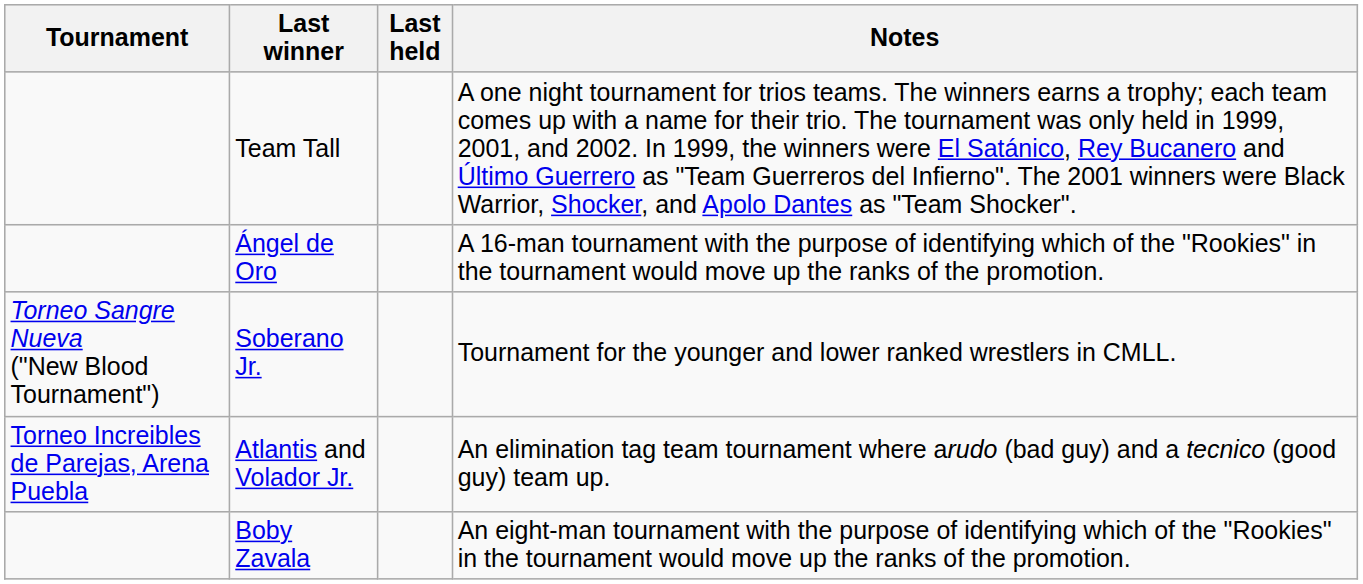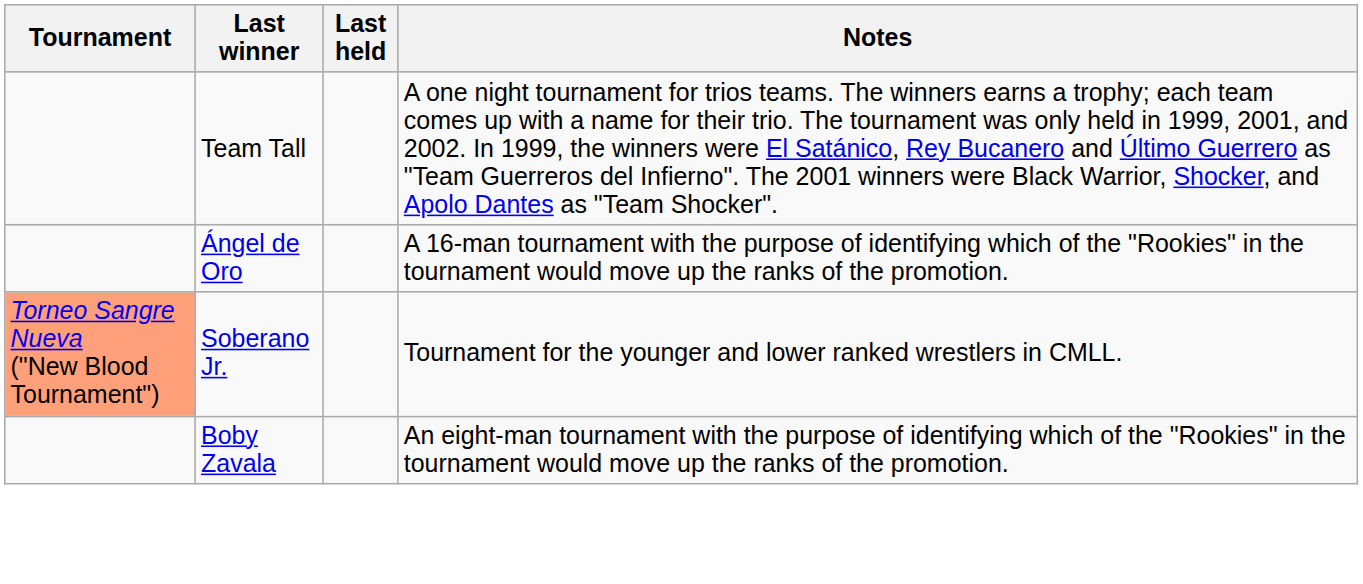(93, 353) no background -> (93, 353) lightsalmon background
- row: (301, 463)
